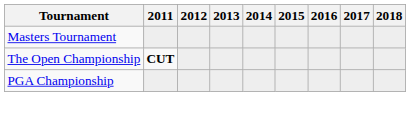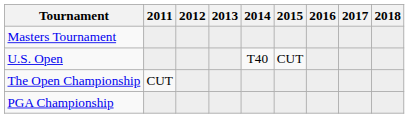+ row: (35, 59)
(160, 59) bold -> (160, 81) normal
